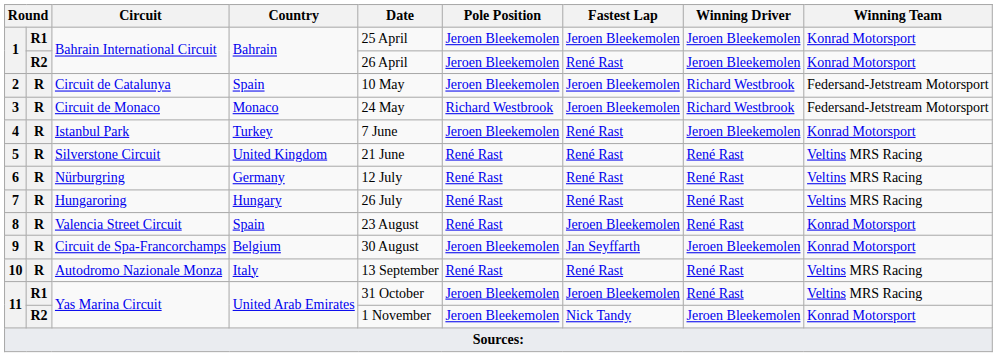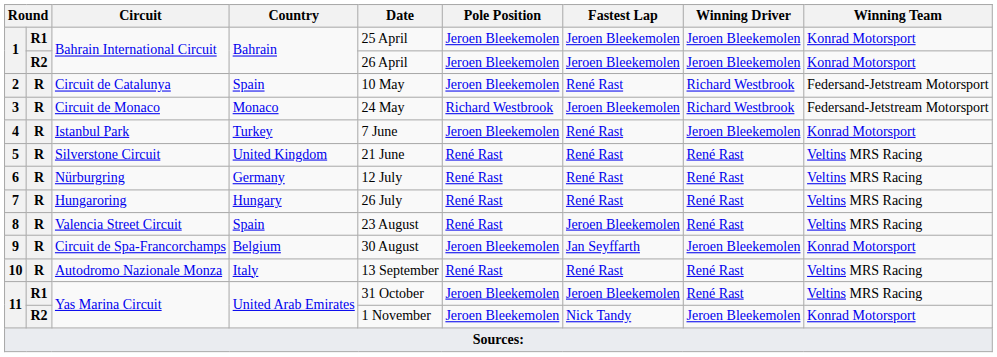(595, 61) René Rast -> (623, 61) Jeroen Bleekemolen
(623, 84) Jeroen Bleekemolen -> (595, 84) René Rast
(861, 223) Konrad Motorsport -> (865, 223) Veltins MRS Racing
